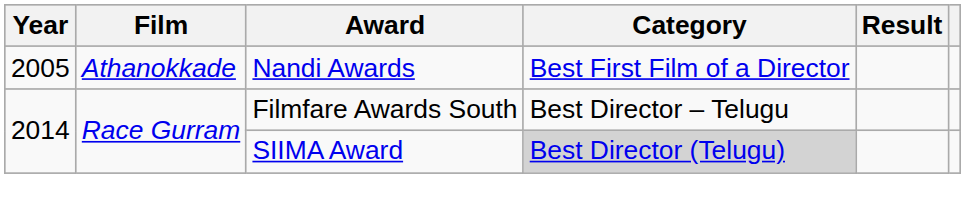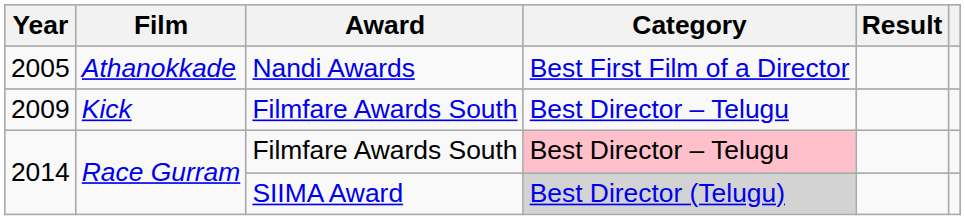+ row: (40, 109)
(659, 109) no background -> (659, 151) pink background
